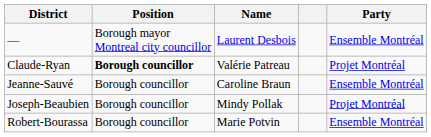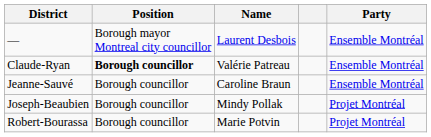(367, 65) Projet Montréal -> (377, 65) Ensemble Montréal
(377, 122) Ensemble Montréal -> (367, 122) Projet Montréal
